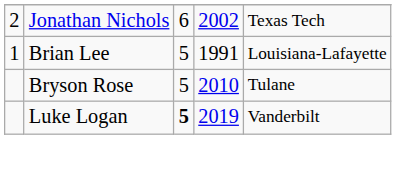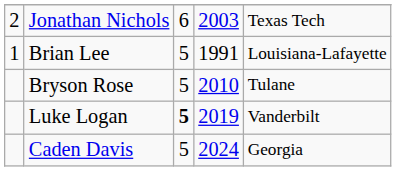(219, 20) 2002 -> (219, 20) 2003
+ row: (81, 149)
